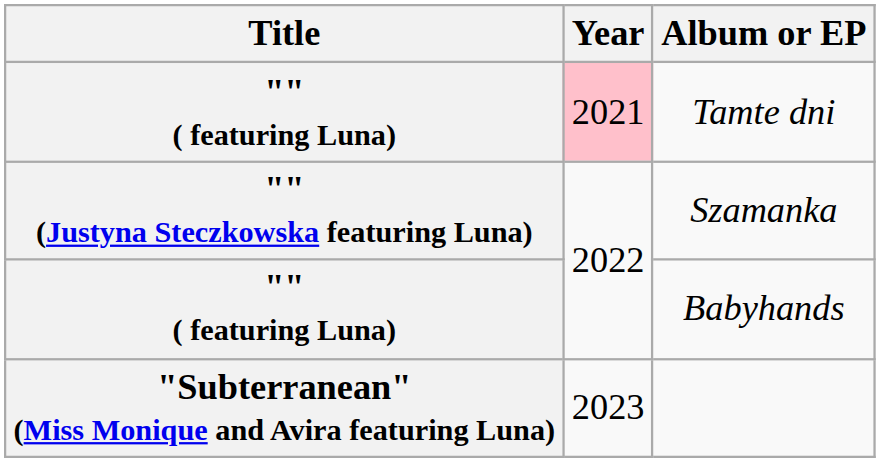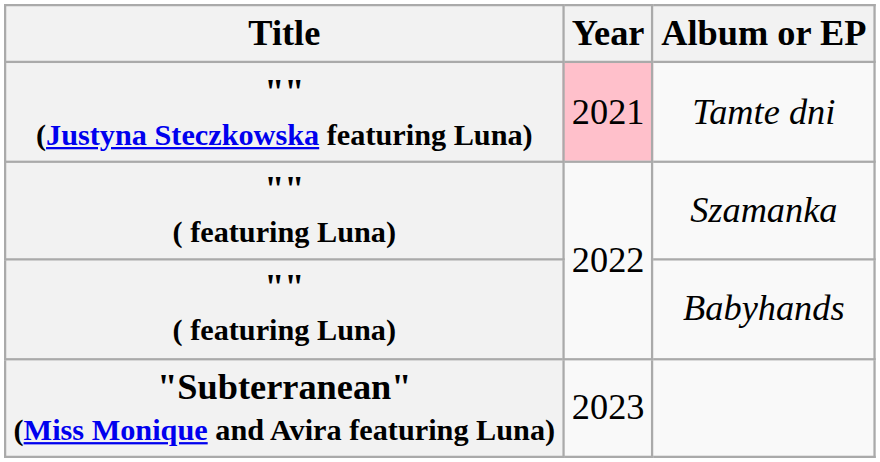(284, 111) "" ( featuring Luna) -> (284, 111) "" (Justyna Steczkowska featuring Luna)
(284, 209) "" (Justyna Steczkowska featuring Luna) -> (284, 209) "" ( featuring Luna)
